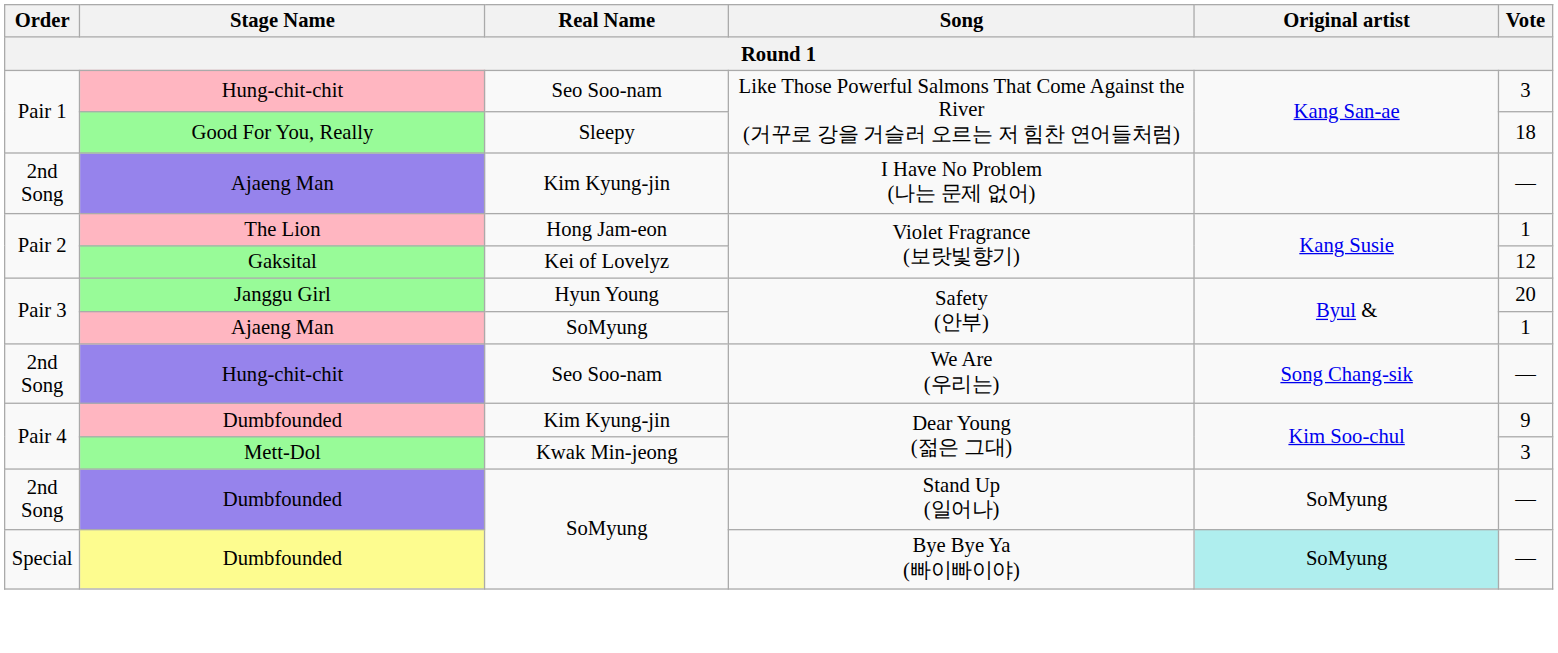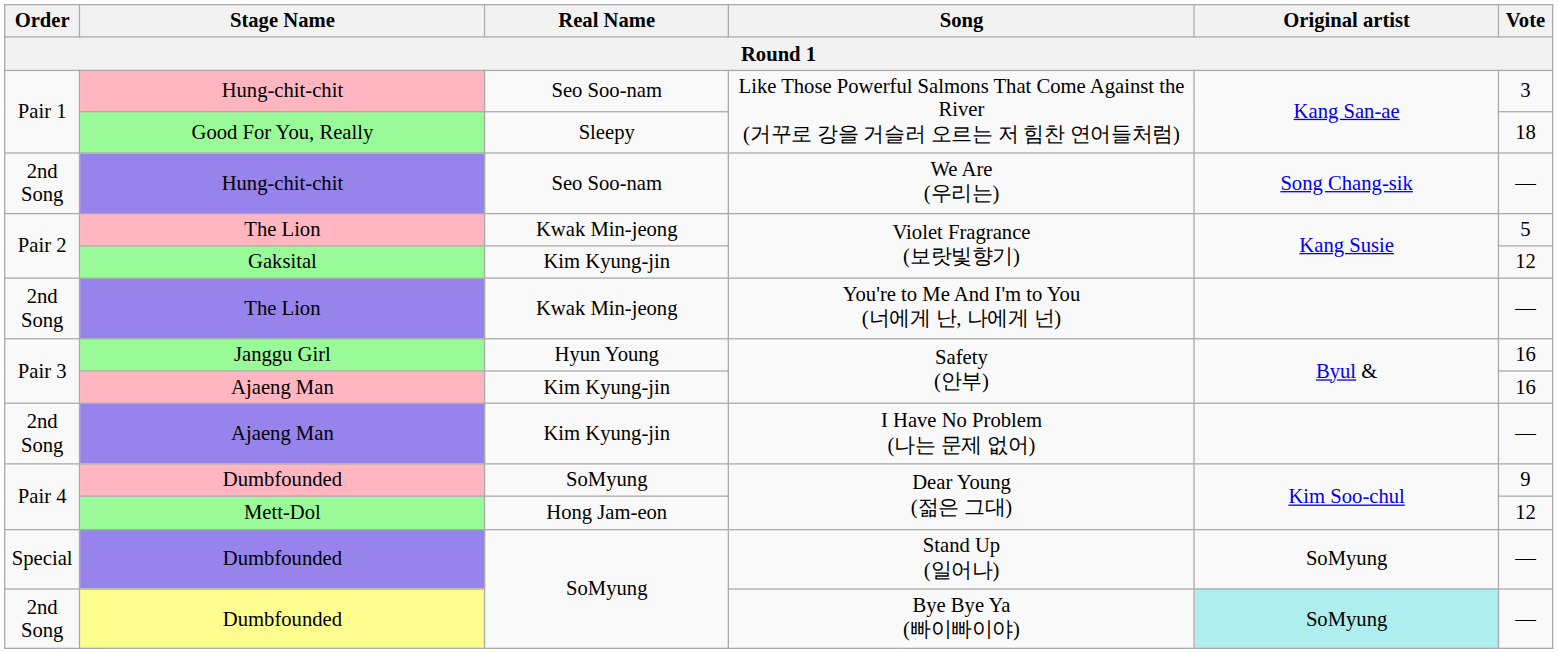rows swapped: (282, 373) <-> (282, 182)
(607, 229) Hong Jam-eon -> (607, 229) Kwak Min-jeong
(1526, 229) 1 -> (1526, 229) 5
(607, 261) Kei of Lovelyz -> (607, 261) Kim Kyung-jin
+ row: (282, 308)
(1526, 294) 20 -> (1526, 354) 16
(607, 327) SoMyung -> (607, 387) Kim Kyung-jin
(1526, 327) 1 -> (1526, 387) 16
(607, 419) Kim Kyung-jin -> (607, 479) SoMyung
(607, 452) Kwak Min-jeong -> (607, 512) Hong Jam-eon
(1526, 452) 3 -> (1526, 512) 12
(42, 498) 2nd Song -> (42, 558) Special
(42, 558) Special -> (42, 618) 2nd Song
